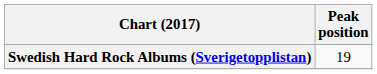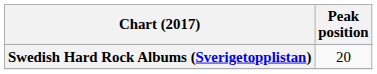(343, 56) 19 -> (343, 56) 20
